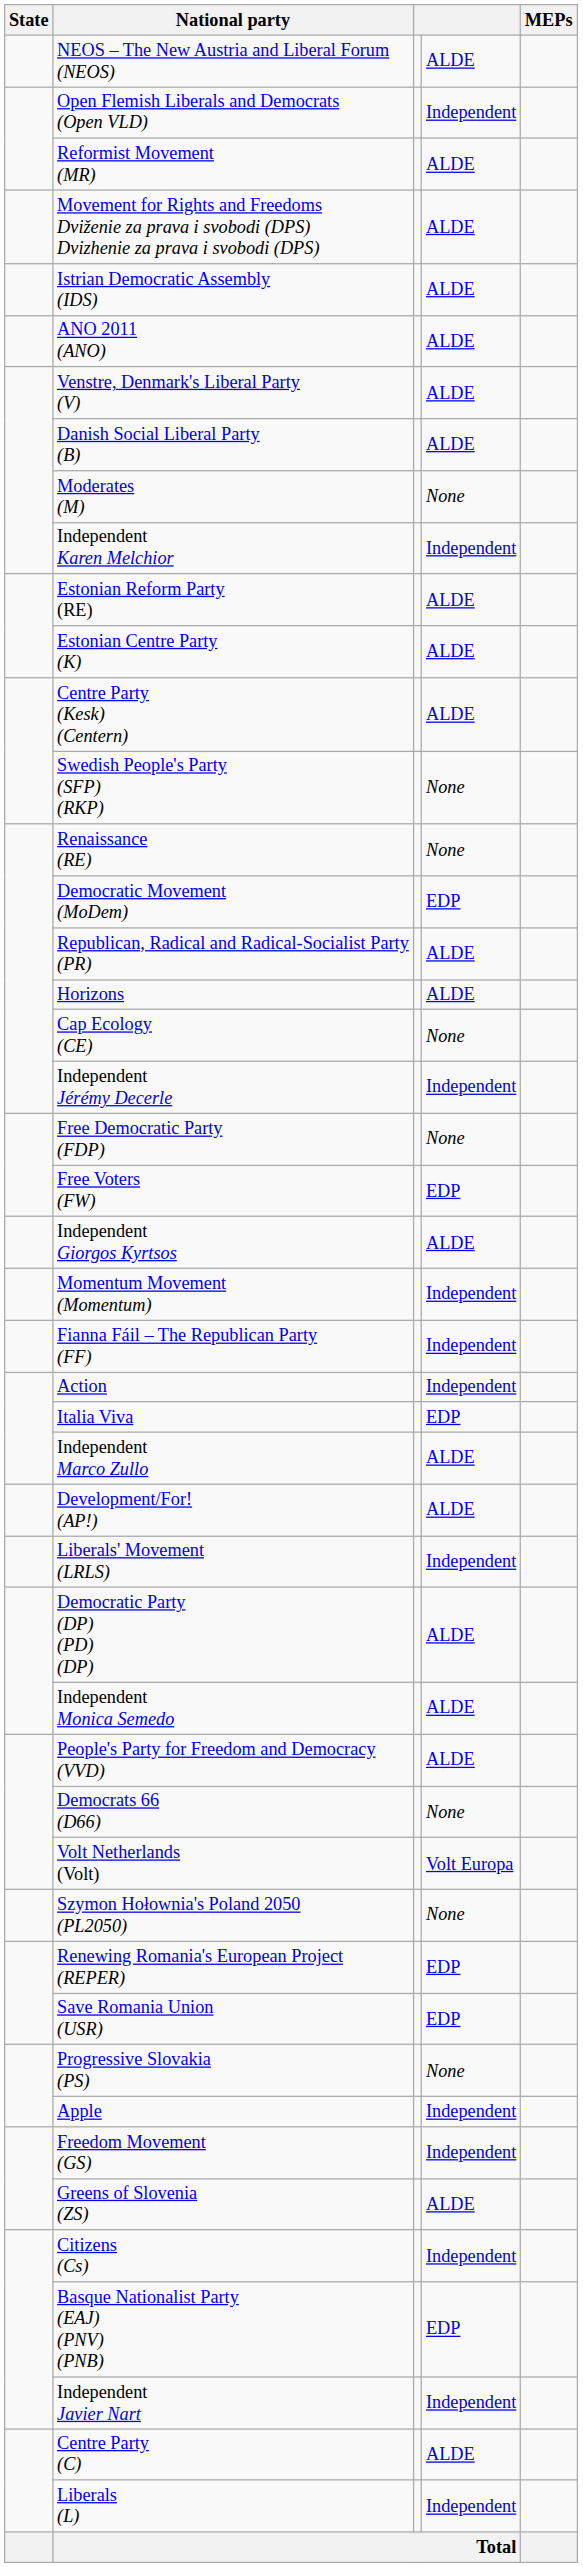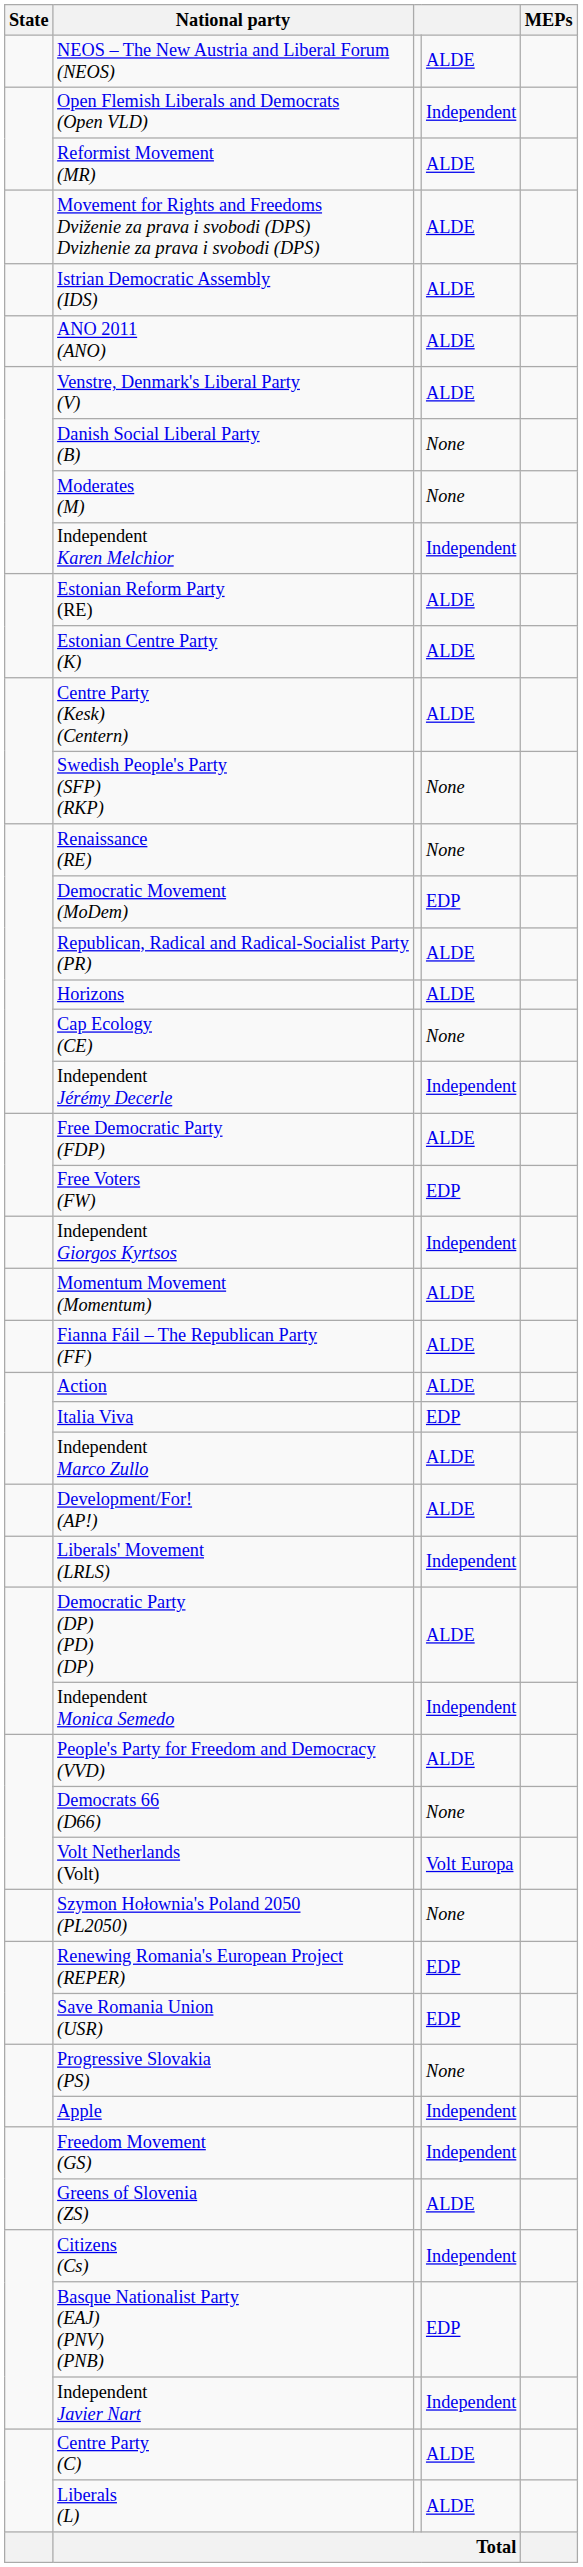(450, 444) ALDE -> (445, 444) None
(445, 1139) None -> (450, 1139) ALDE
(450, 1242) ALDE -> (471, 1242) Independent
(471, 1294) Independent -> (450, 1294) ALDE
(471, 1346) Independent -> (450, 1346) ALDE
(471, 1387) Independent -> (450, 1387) ALDE
(450, 1708) ALDE -> (471, 1708) Independent
(471, 2506) Independent -> (450, 2506) ALDE
